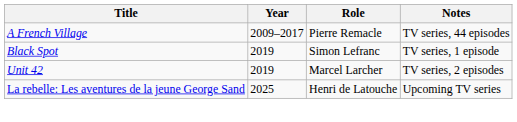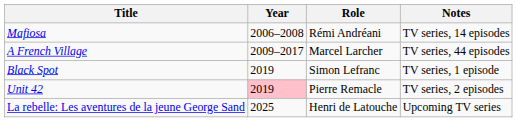+ row: (27, 32)
(345, 32) Pierre Remacle -> (346, 51) Marcel Larcher
(262, 70) no background -> (262, 88) pink background
(346, 70) Marcel Larcher -> (345, 88) Pierre Remacle
